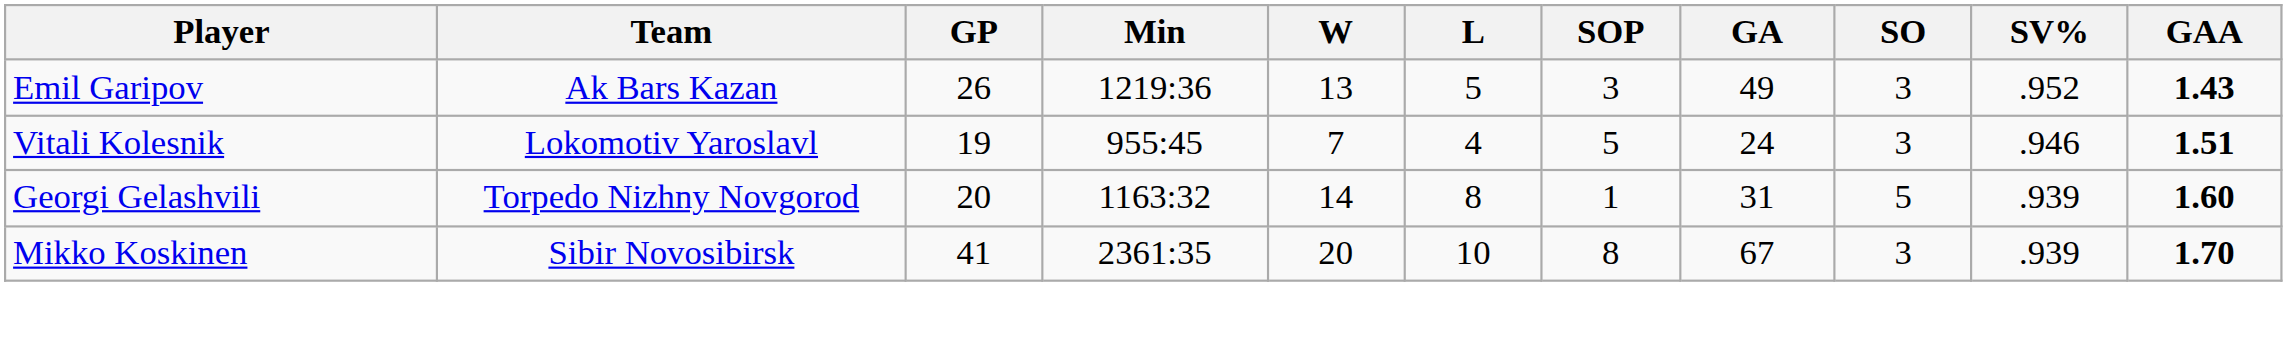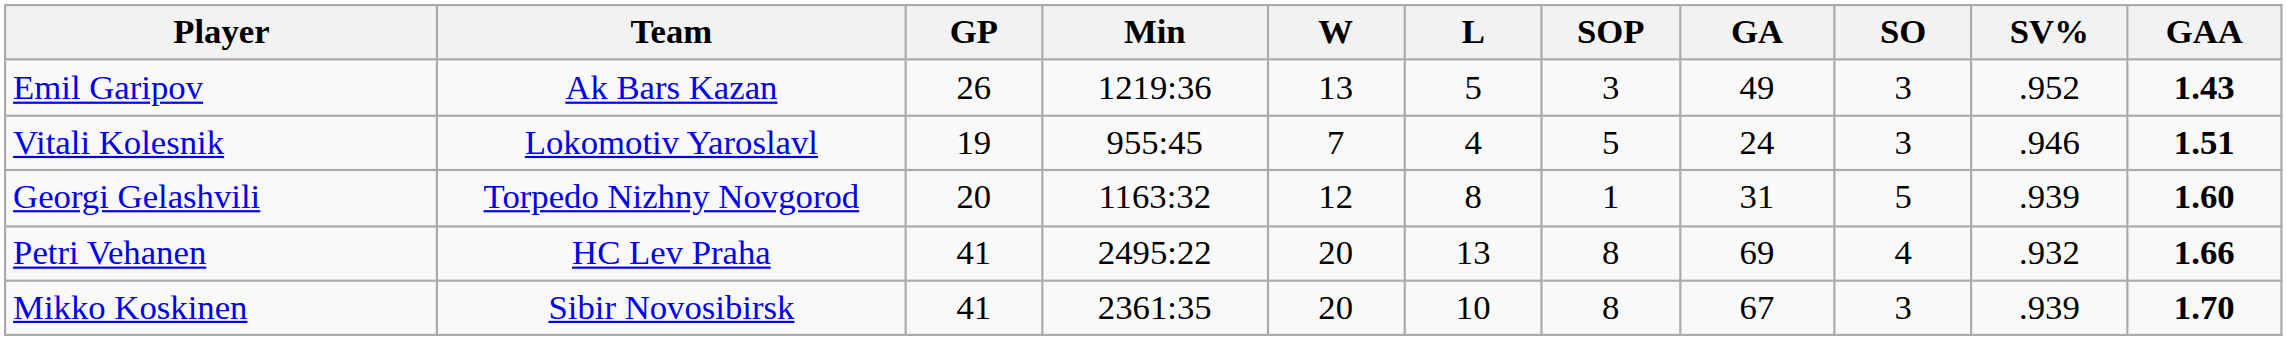(1336, 197) 14 -> (1336, 197) 12
+ row: (110, 252)
